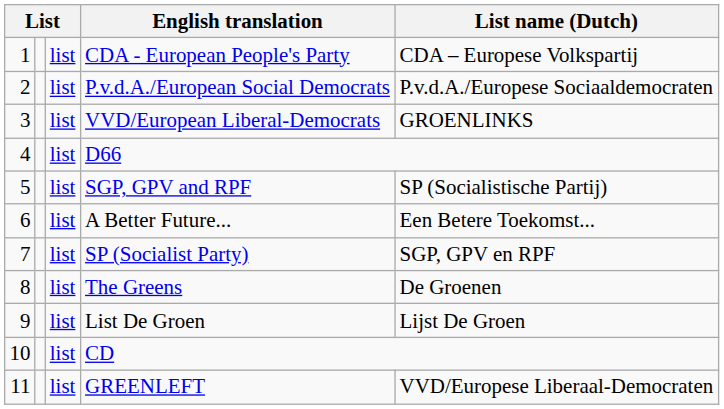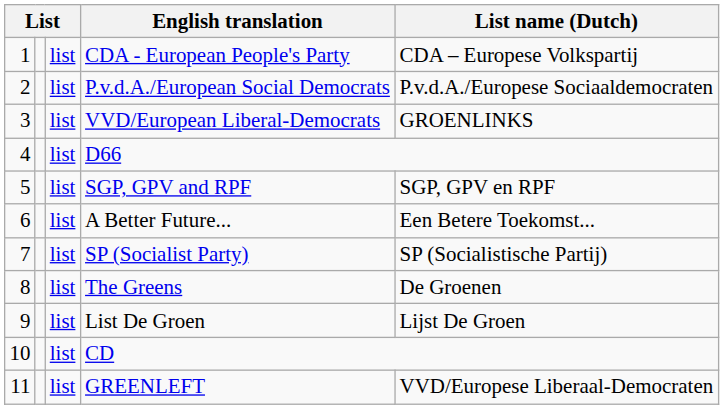(503, 187) SP (Socialistische Partij) -> (477, 187) SGP, GPV en RPF
(477, 253) SGP, GPV en RPF -> (503, 253) SP (Socialistische Partij)
